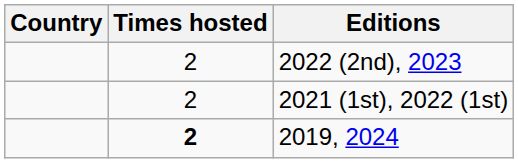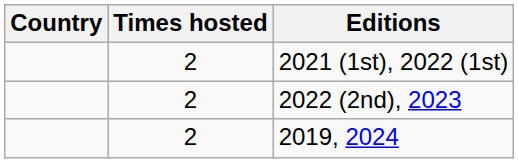rows swapped: (393, 99) <-> (370, 61)
(190, 137) bold -> (190, 137) normal
